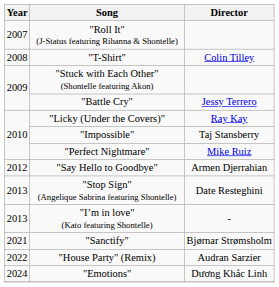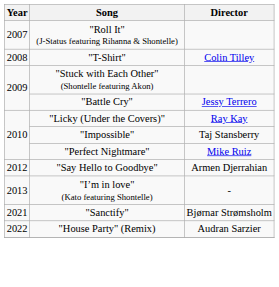- row: (107, 190)
- row: (107, 273)
